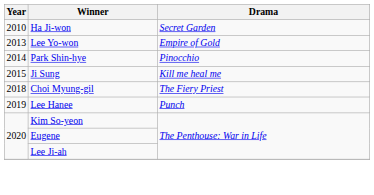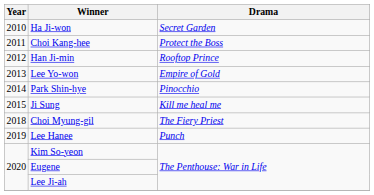+ row: (60, 43)
+ row: (52, 58)
